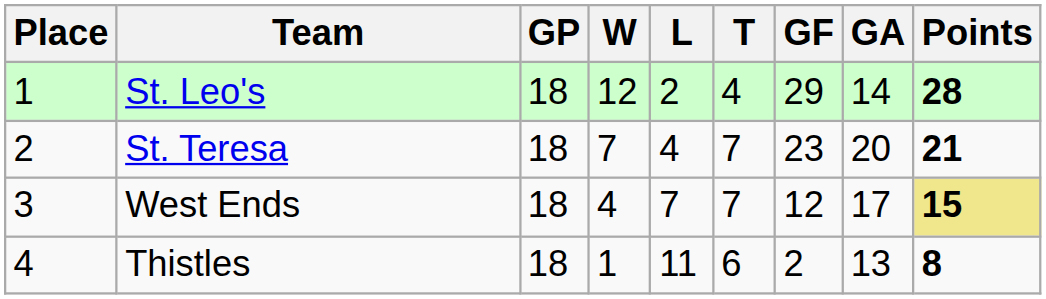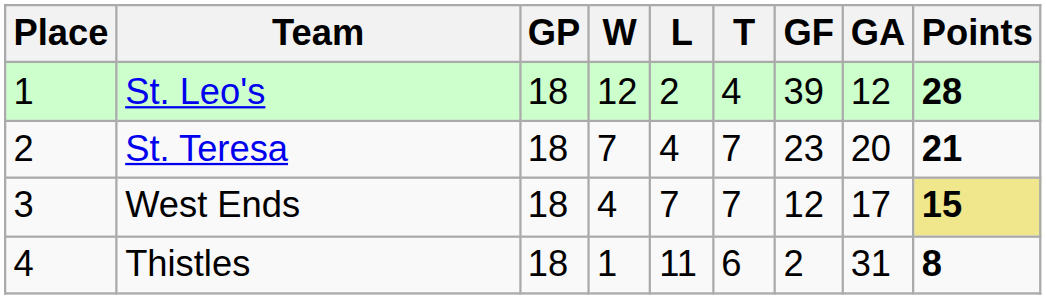(804, 90) 29 -> (804, 90) 39
(871, 90) 14 -> (871, 90) 12
(871, 263) 13 -> (871, 263) 31
